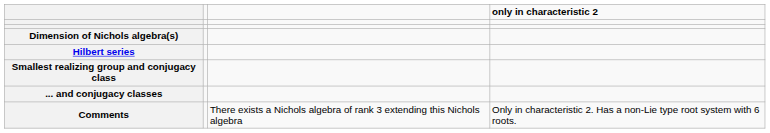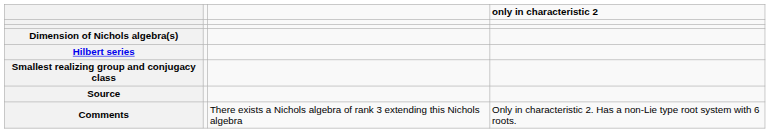- row: (104, 94)
+ row: (104, 94)
